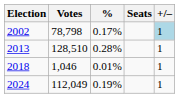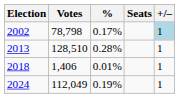(64, 66) 1,046 -> (64, 66) 1,406
